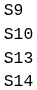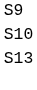- row: (19, 82)
